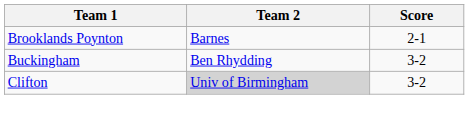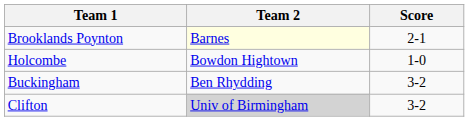(210, 37) no background -> (210, 37) lightyellow background
+ row: (37, 60)
